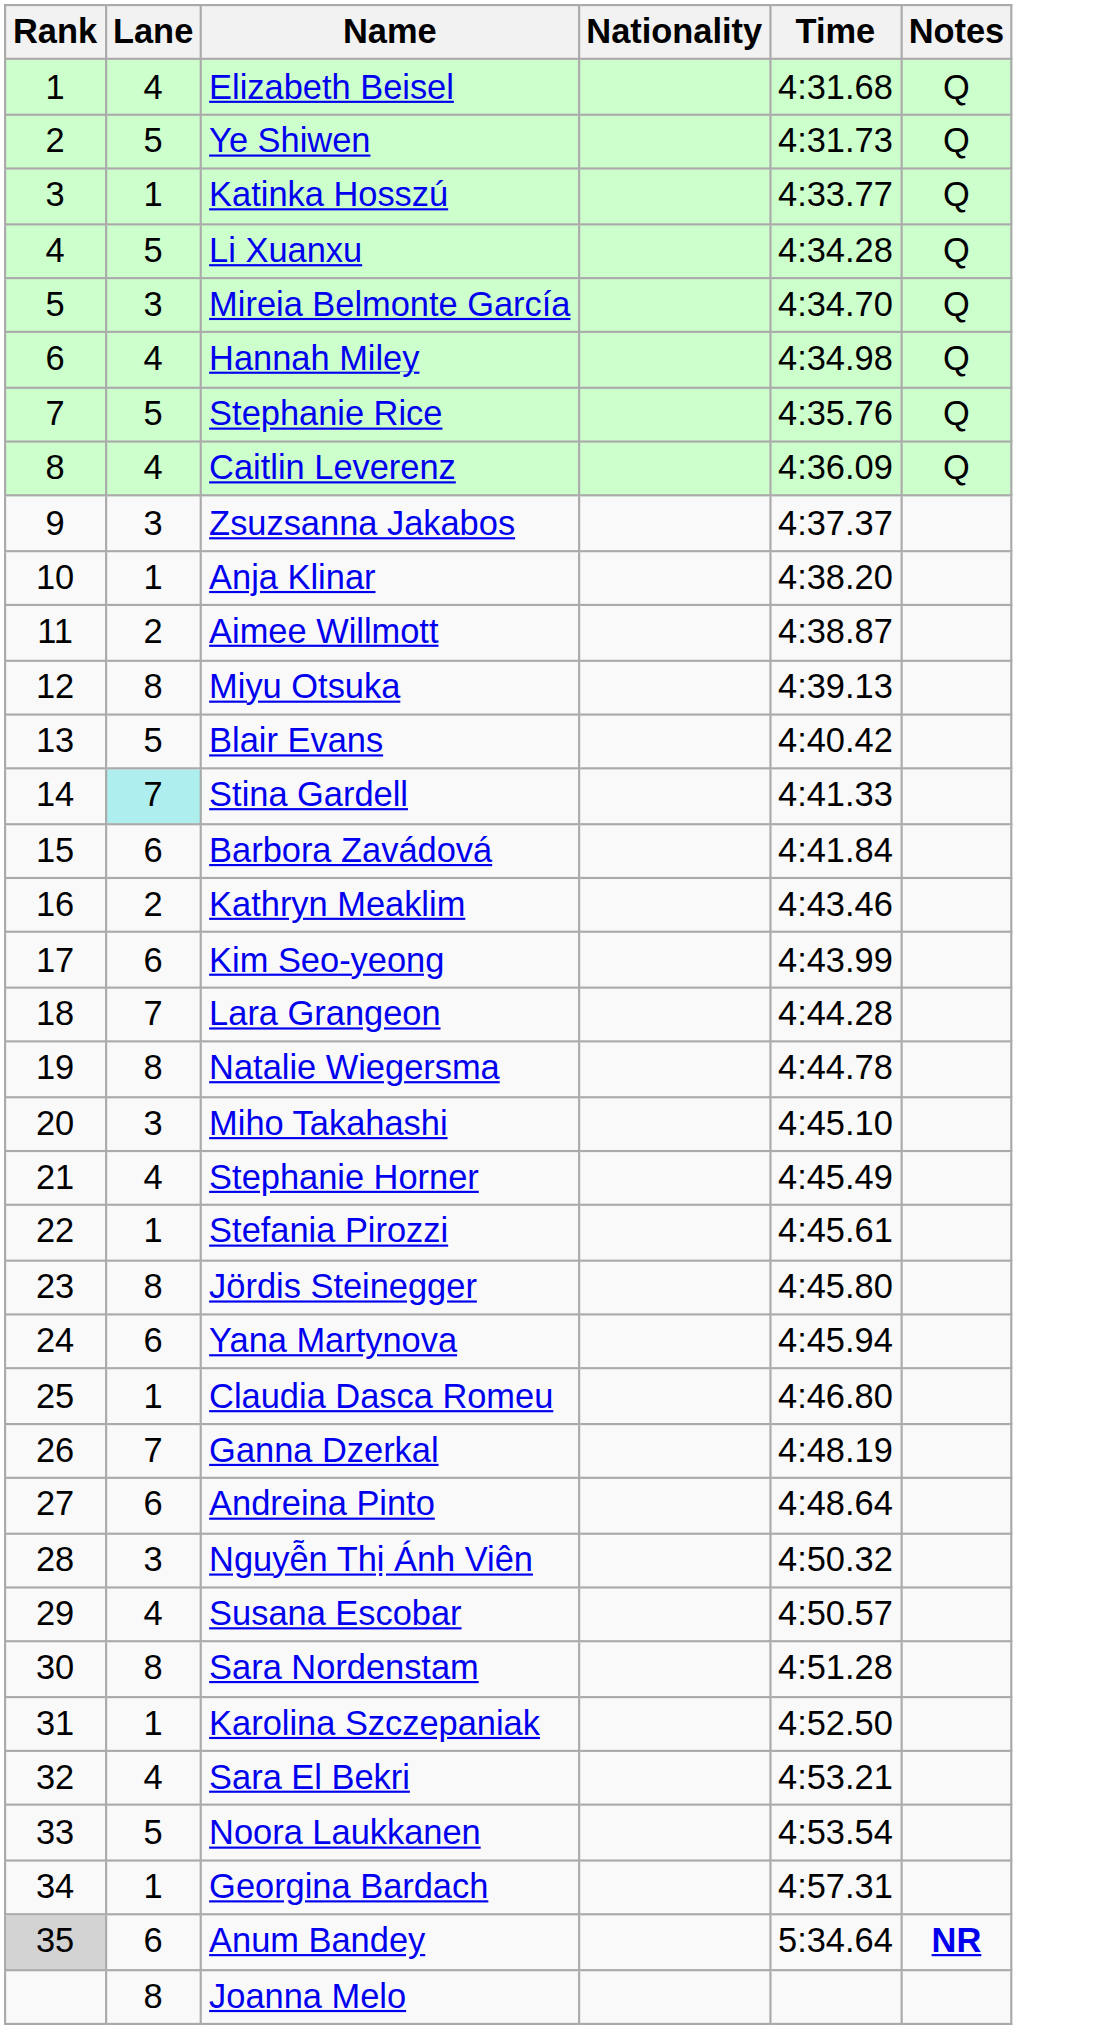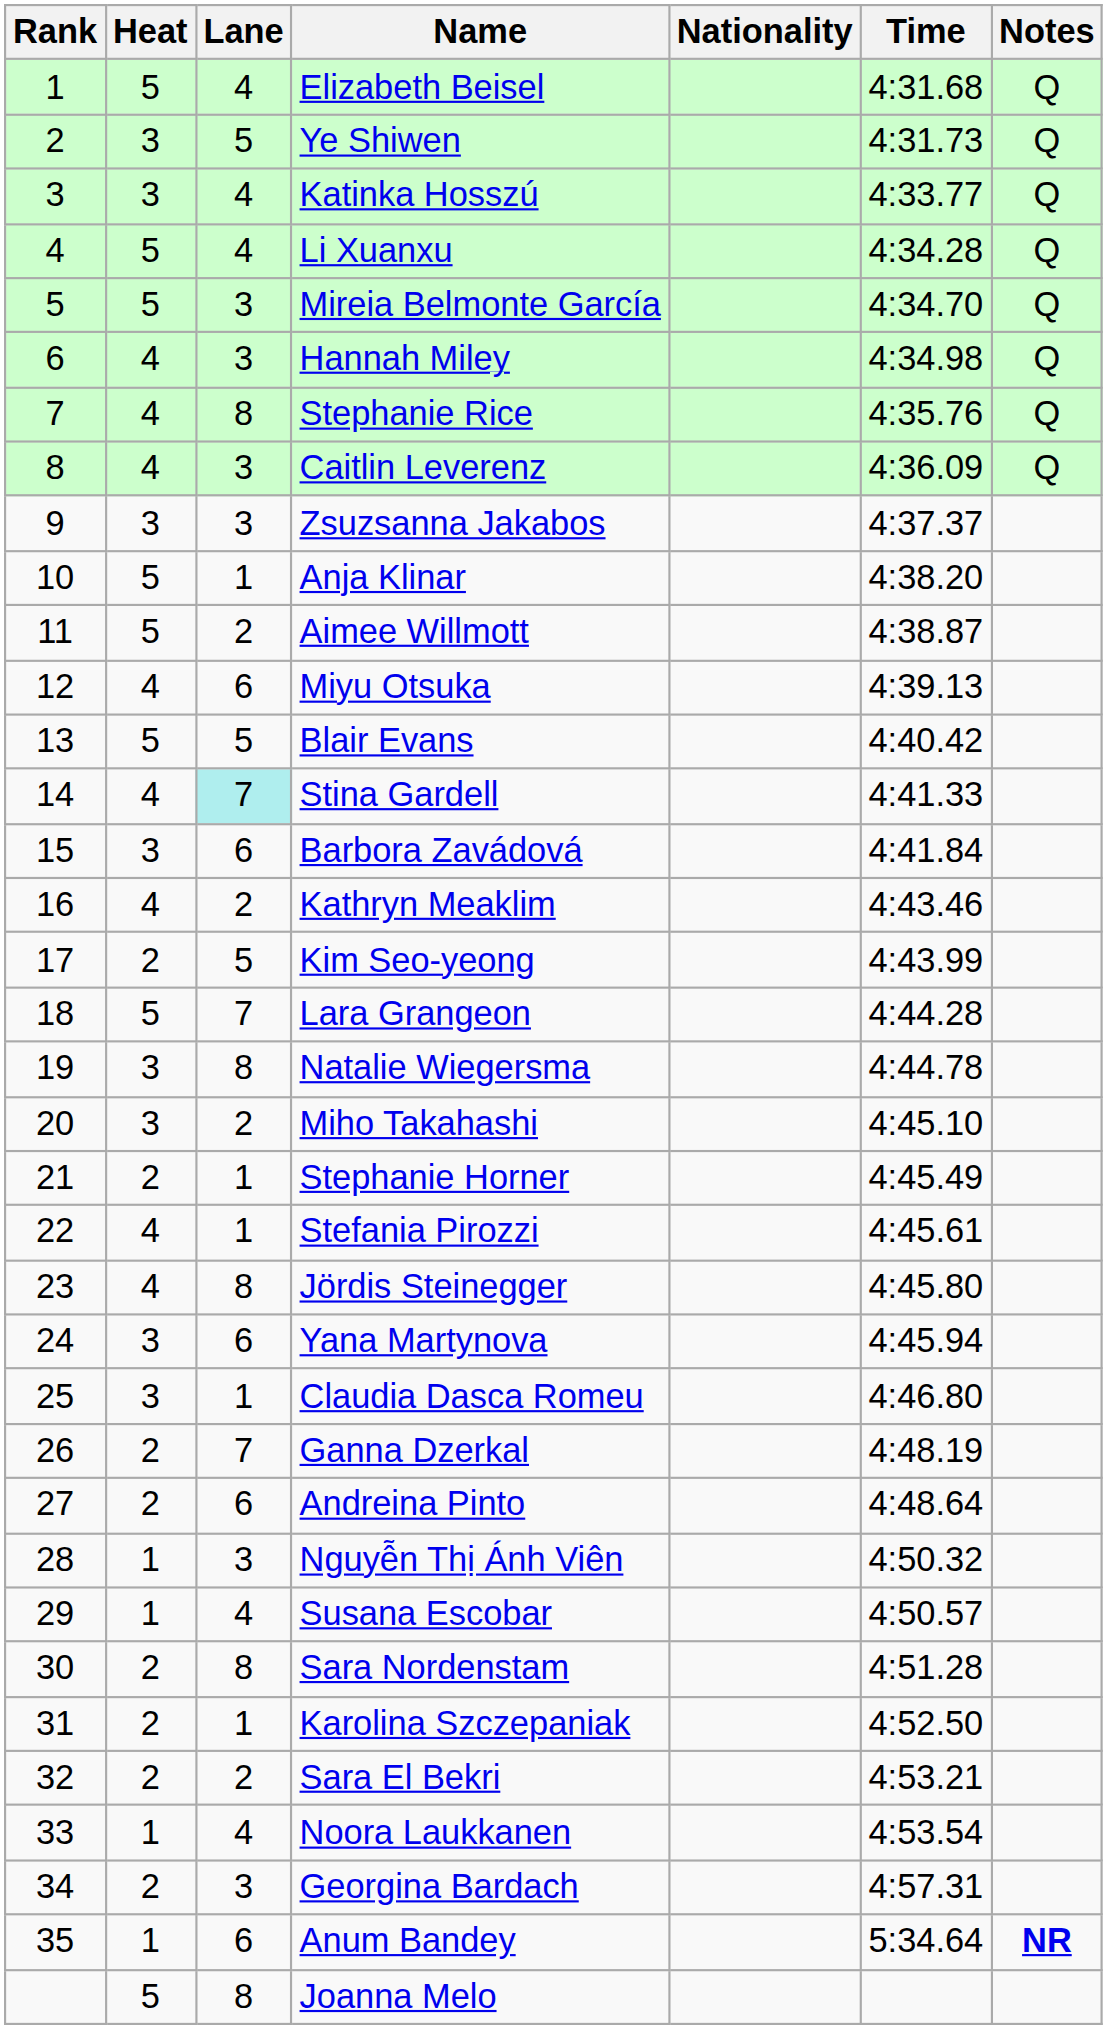+ column: (150, 31)
(153, 195) 1 -> (244, 195) 4
(153, 250) 5 -> (244, 250) 4
(153, 359) 4 -> (244, 359) 3
(153, 413) 5 -> (244, 413) 8
(153, 468) 4 -> (244, 468) 3
(153, 686) 8 -> (244, 686) 6
(153, 959) 6 -> (244, 959) 5
(153, 1122) 3 -> (244, 1122) 2
(153, 1177) 4 -> (244, 1177) 1
(153, 1777) 4 -> (244, 1777) 2
(153, 1832) 5 -> (244, 1832) 4
(153, 1886) 1 -> (244, 1886) 3
(55, 1941) lightgrey background -> (55, 1941) no background
